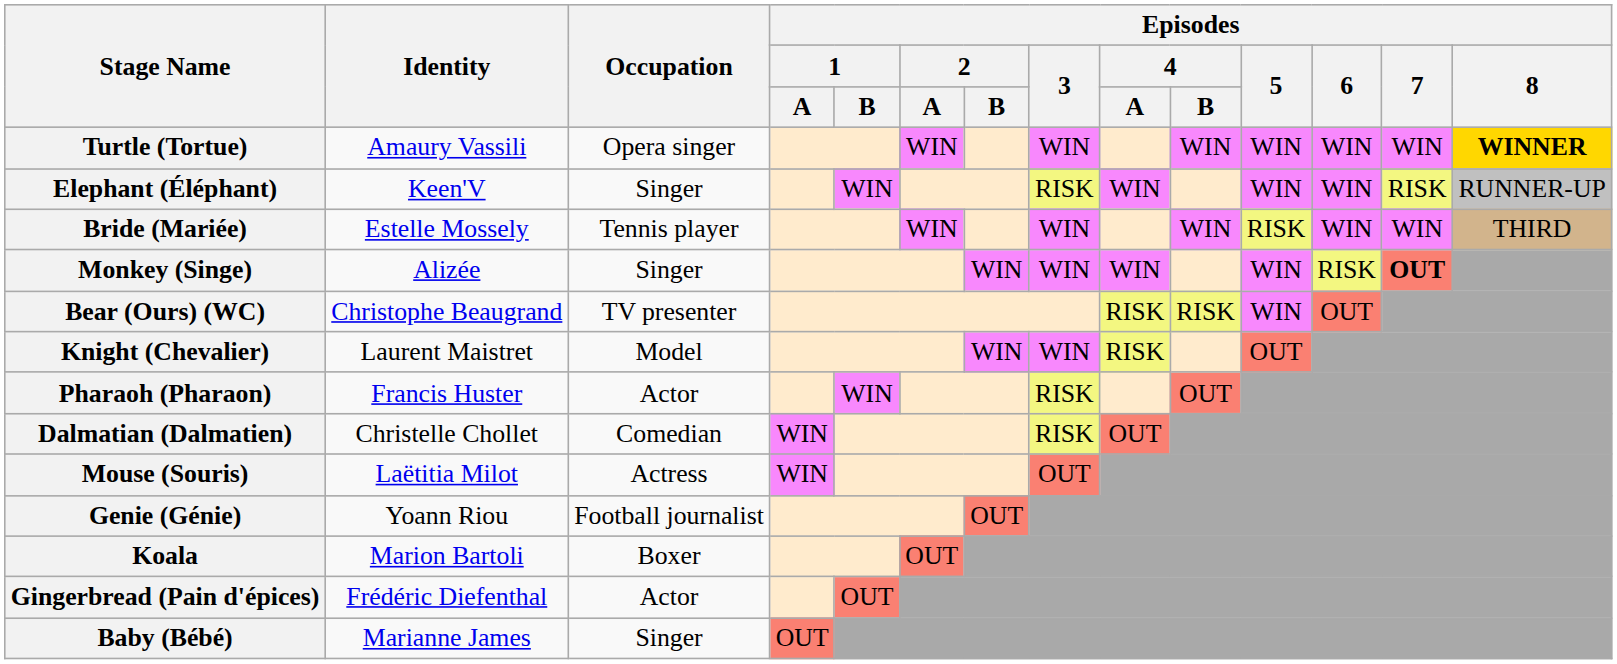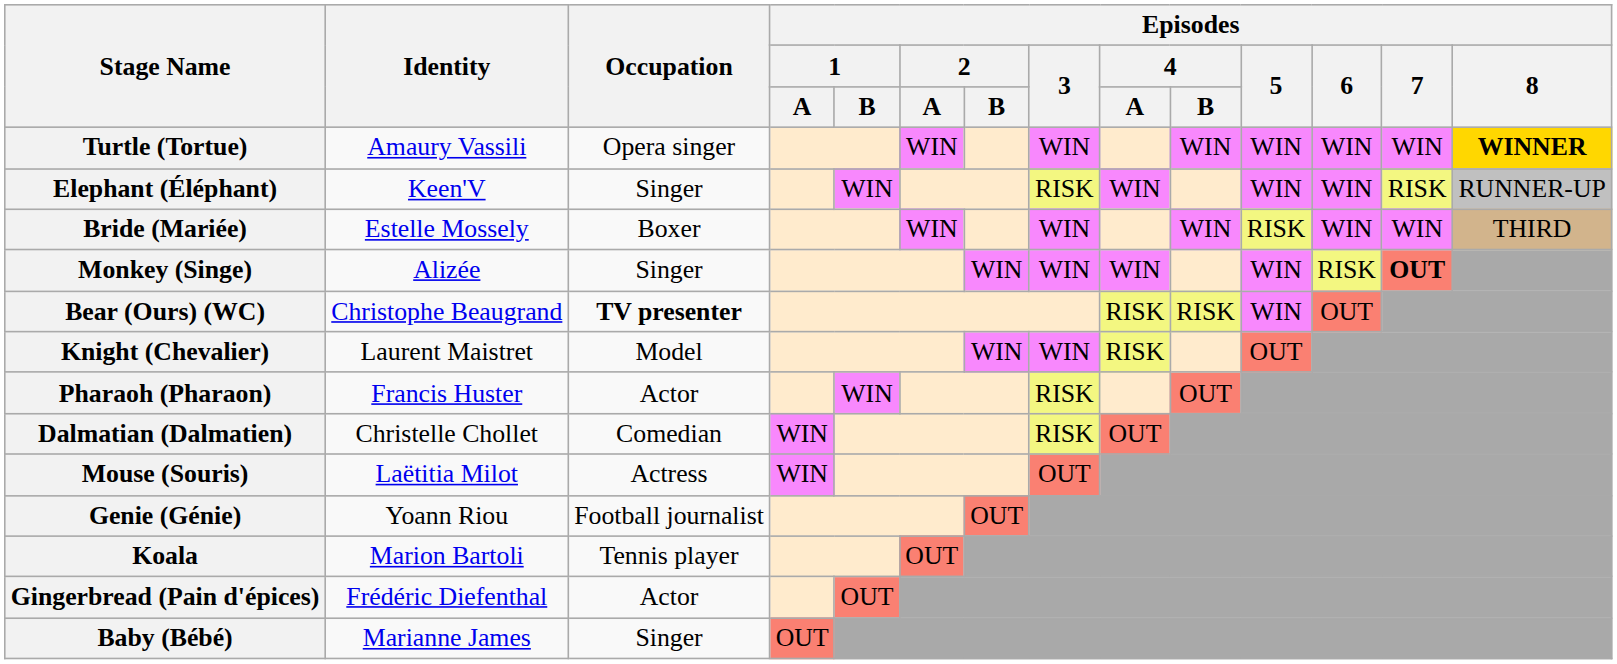(669, 229) Tennis player -> (669, 229) Boxer
(669, 310) normal -> (669, 310) bold
(669, 556) Boxer -> (669, 556) Tennis player
